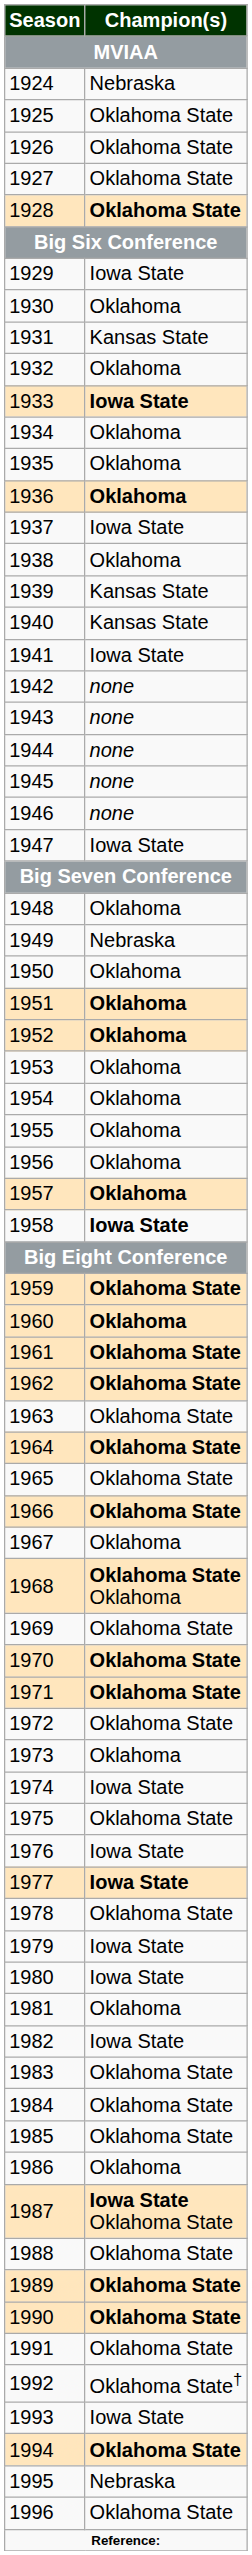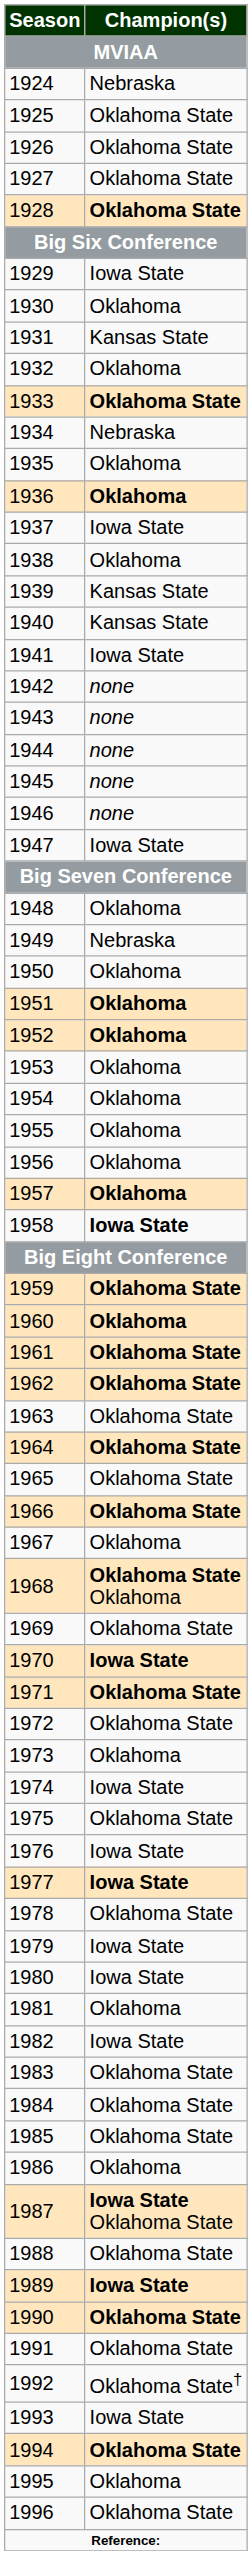(139, 400) Iowa State -> (165, 400) Oklahoma State
(135, 432) Oklahoma -> (132, 432) Nebraska
(165, 1660) Oklahoma State -> (139, 1660) Iowa State
(165, 2285) Oklahoma State -> (139, 2285) Iowa State
(132, 2481) Nebraska -> (135, 2481) Oklahoma
